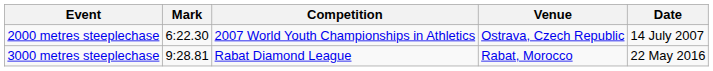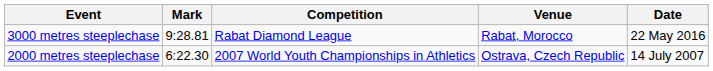rows swapped: (83, 55) <-> (83, 35)
